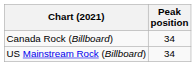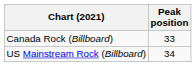(169, 38) 34 -> (169, 38) 33
